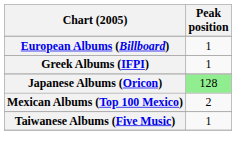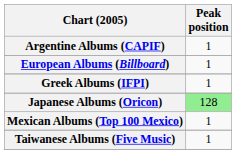+ row: (95, 45)
(208, 102) 2 -> (208, 121) 1
